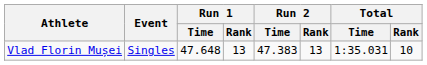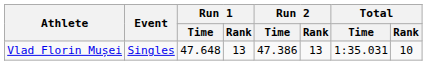(277, 50) 47.383 -> (277, 50) 47.386
